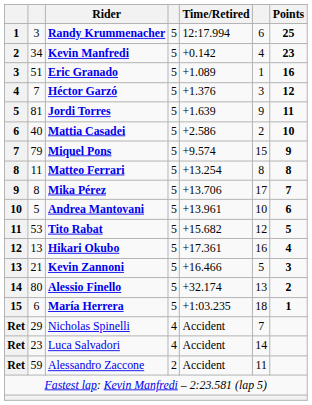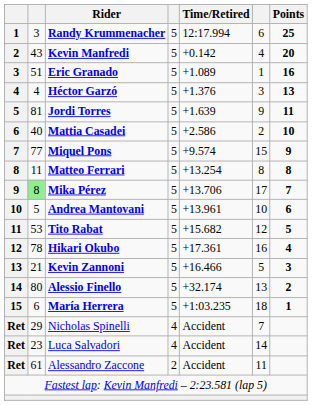(36, 52) 34 -> (36, 52) 43
(288, 52) 23 -> (288, 52) 20
(36, 91) 7 -> (36, 91) 4
(288, 91) 12 -> (288, 91) 13
(36, 150) 79 -> (36, 150) 77
(36, 189) no background -> (36, 189) lightgreen background
(36, 248) 13 -> (36, 248) 78
(36, 365) 59 -> (36, 365) 61
